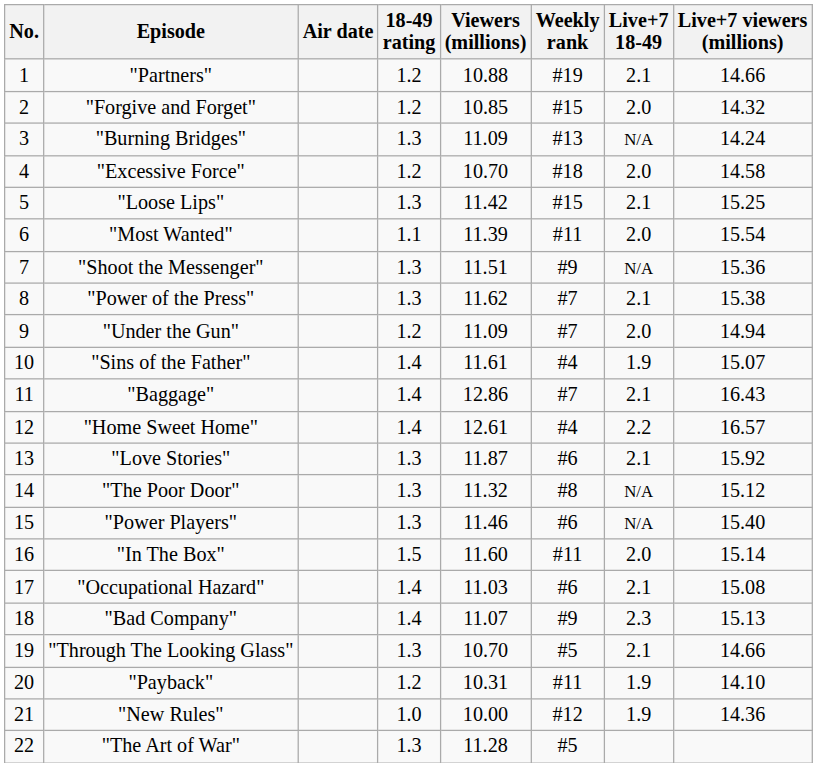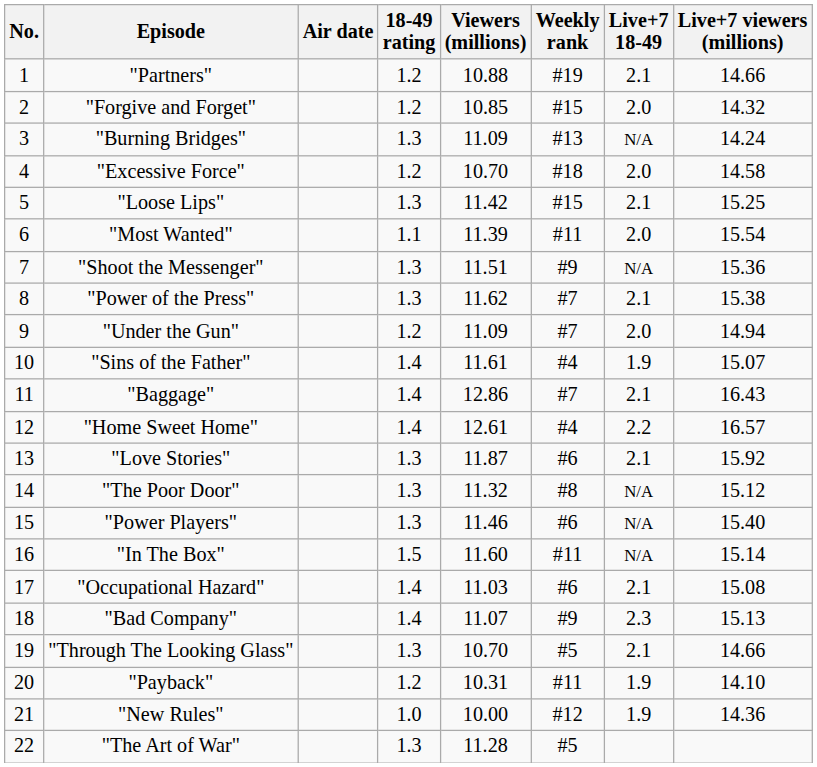(639, 554) 2.0 -> (639, 554) N/A
